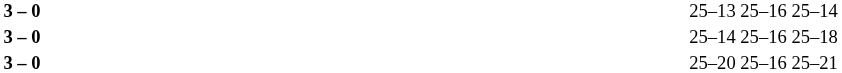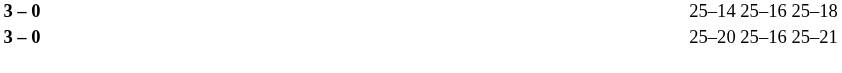- row: (764, 11)
